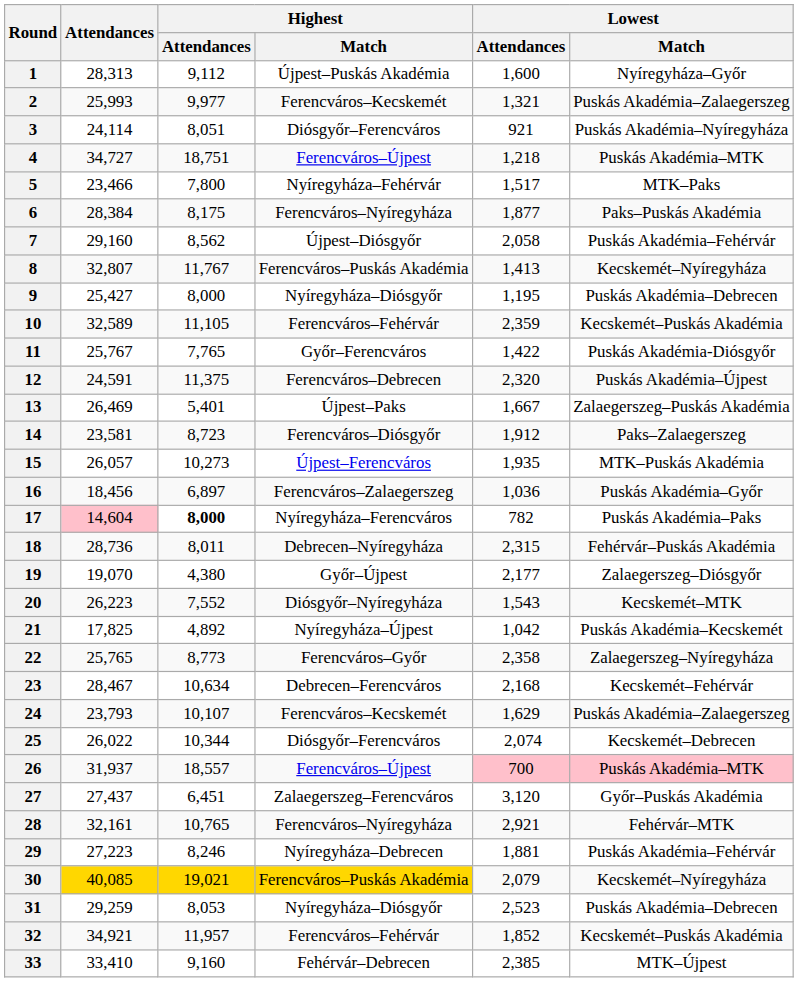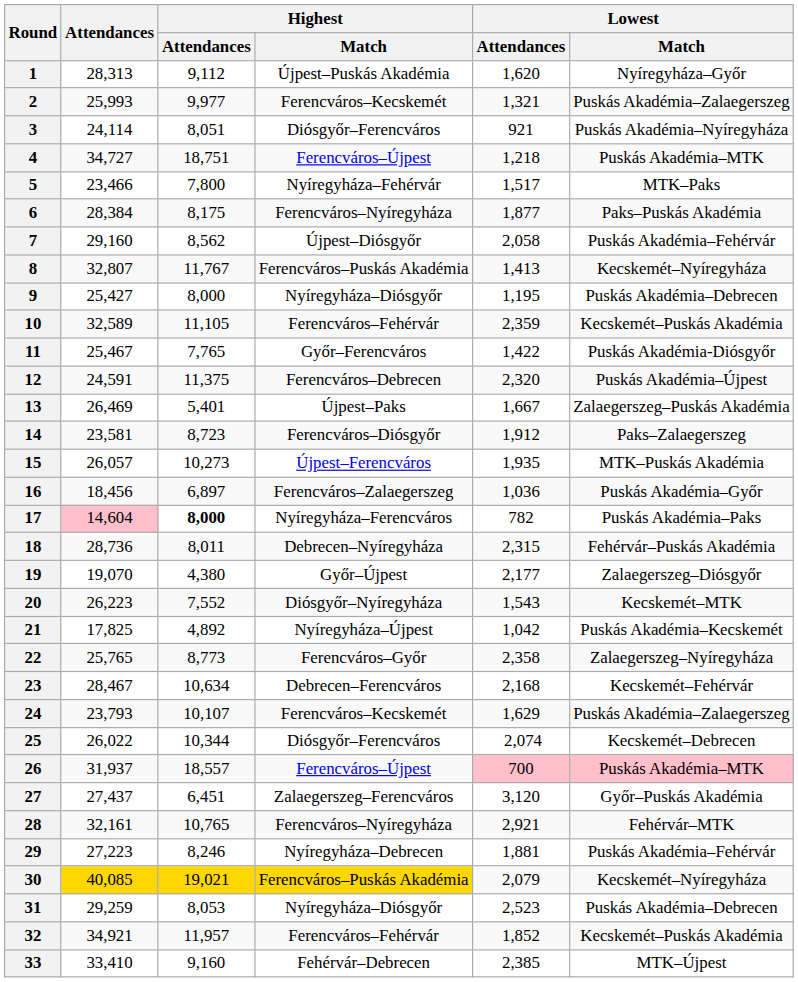(521, 74) 1,600 -> (521, 74) 1,620
(110, 352) 25,767 -> (110, 352) 25,467
